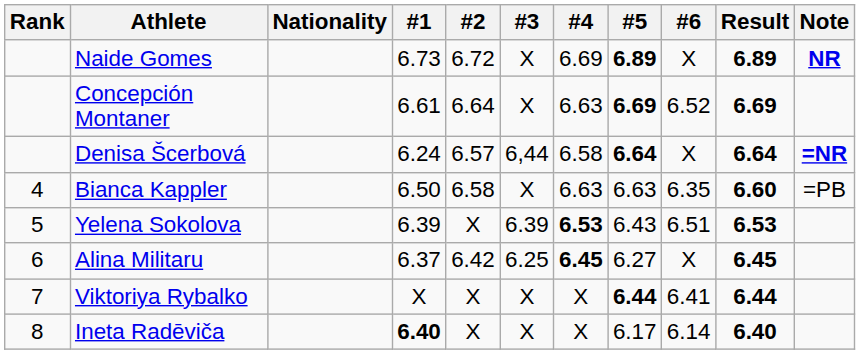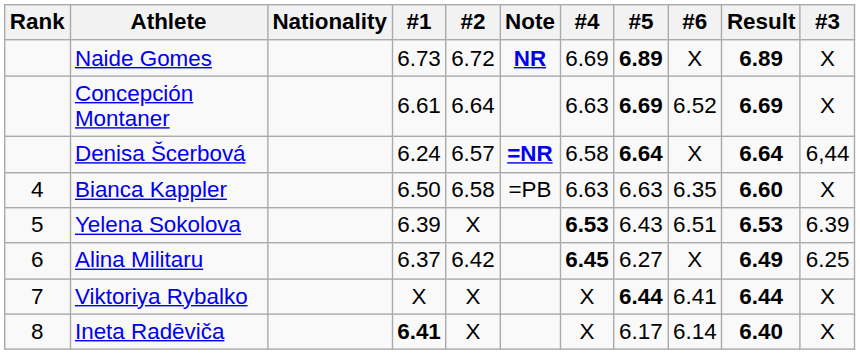columns swapped: (527, 22) <-> (824, 22)
(755, 260) 6.45 -> (761, 260) 6.49
(419, 331) 6.40 -> (419, 331) 6.41
